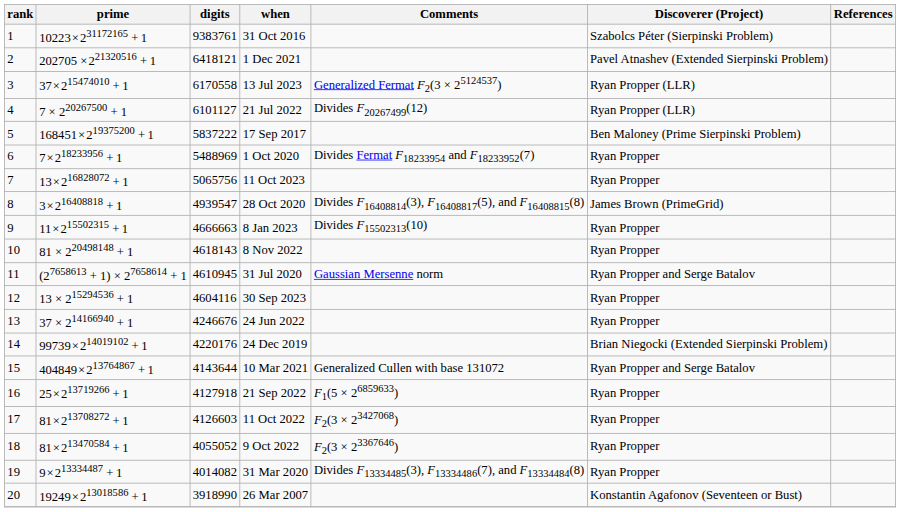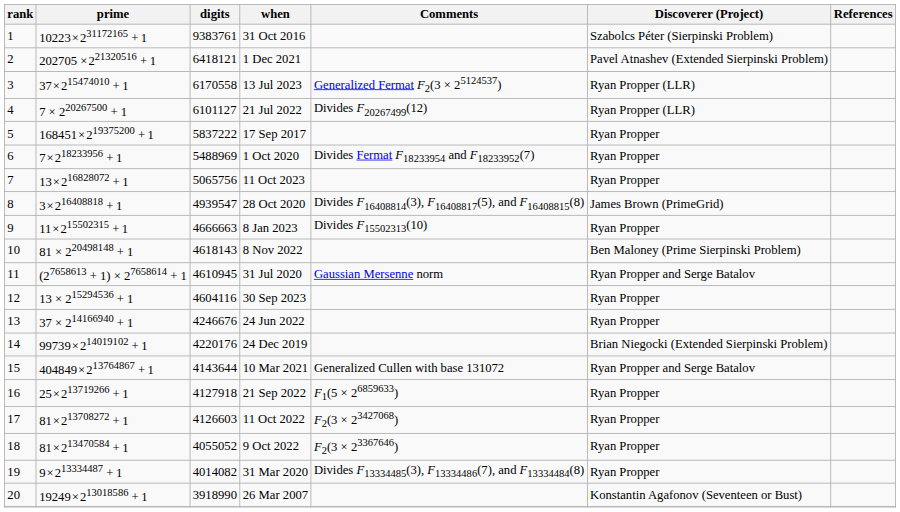(695, 133) Ben Maloney (Prime Sierpinski Problem) -> (625, 133) Ryan Propper
(625, 250) Ryan Propper -> (695, 250) Ben Maloney (Prime Sierpinski Problem)
